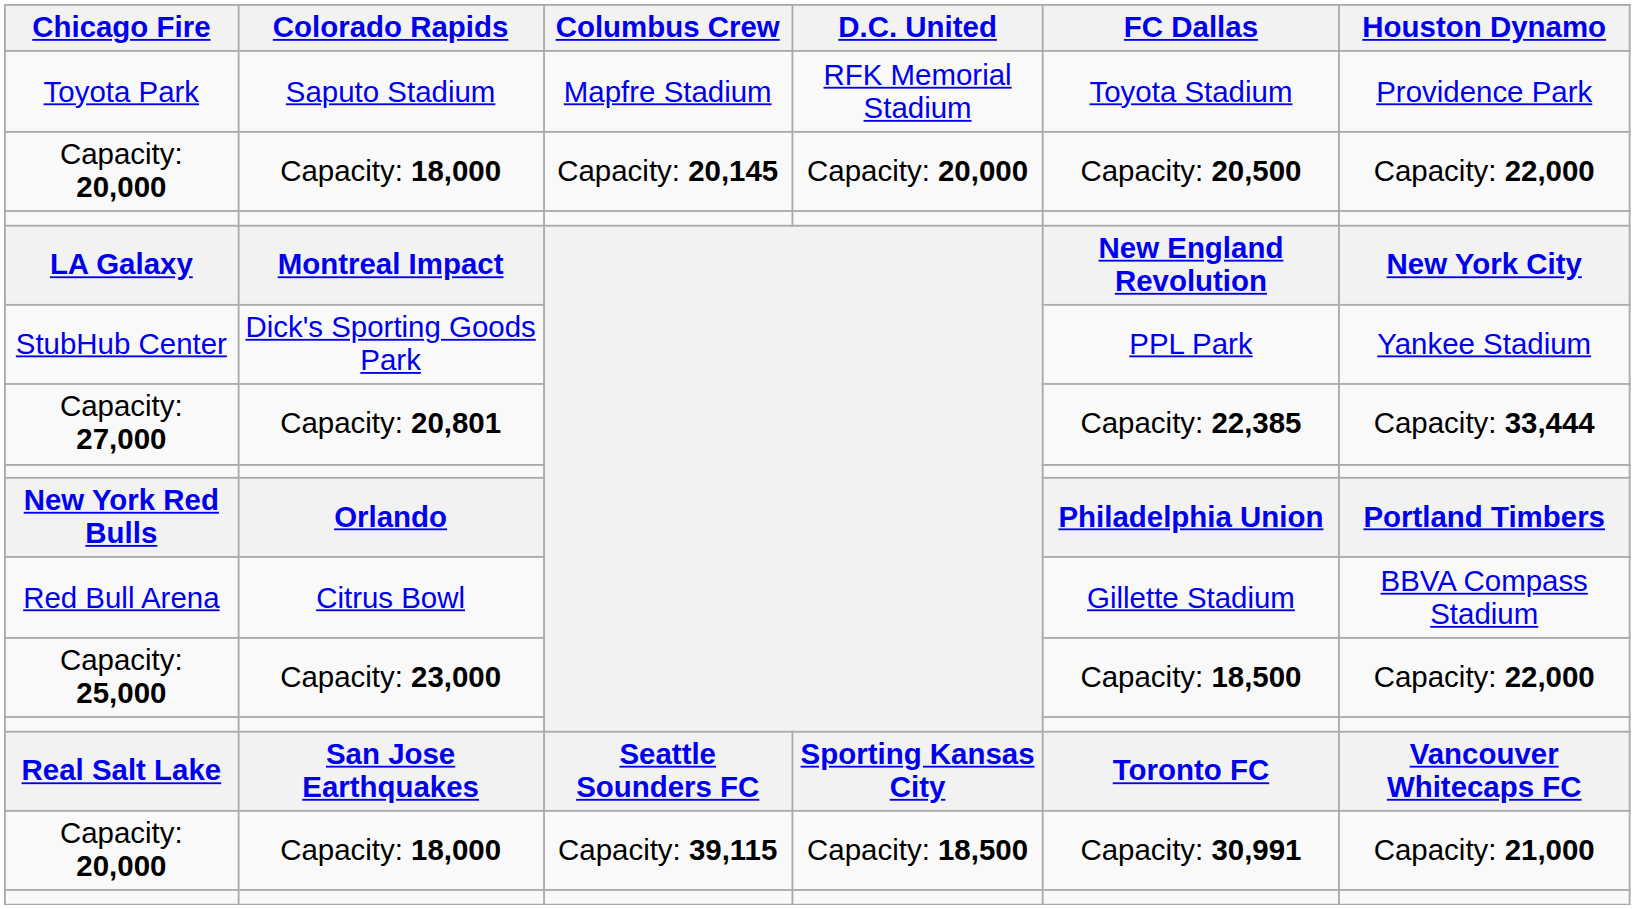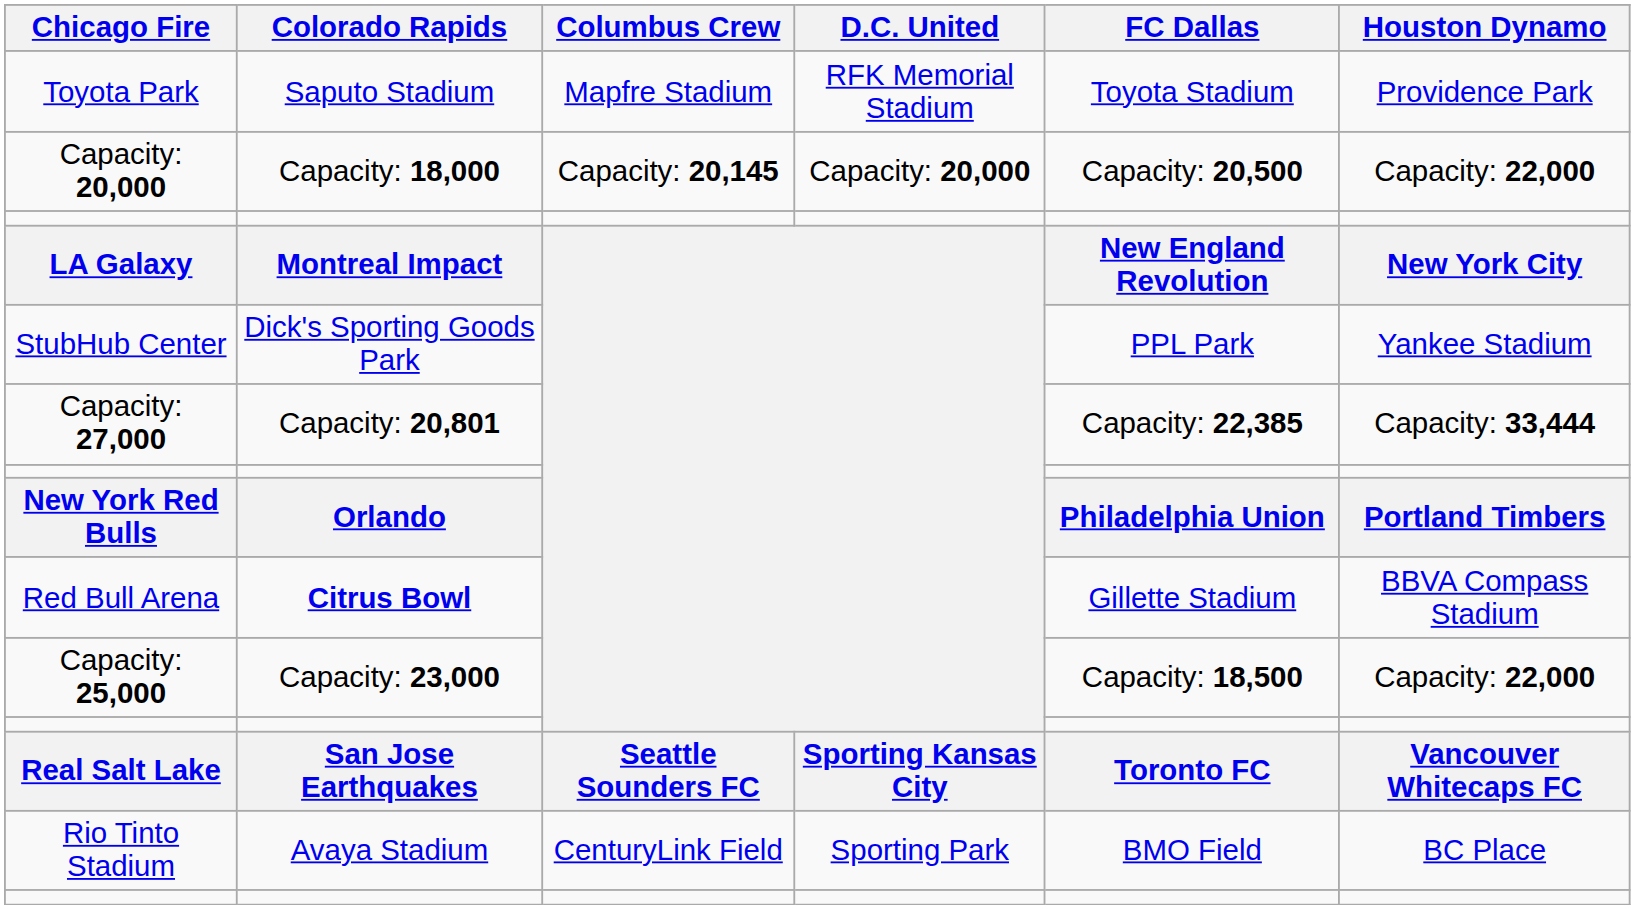(391, 597) normal -> (389, 597) bold
+ row: (121, 850)
- row: (121, 850)
